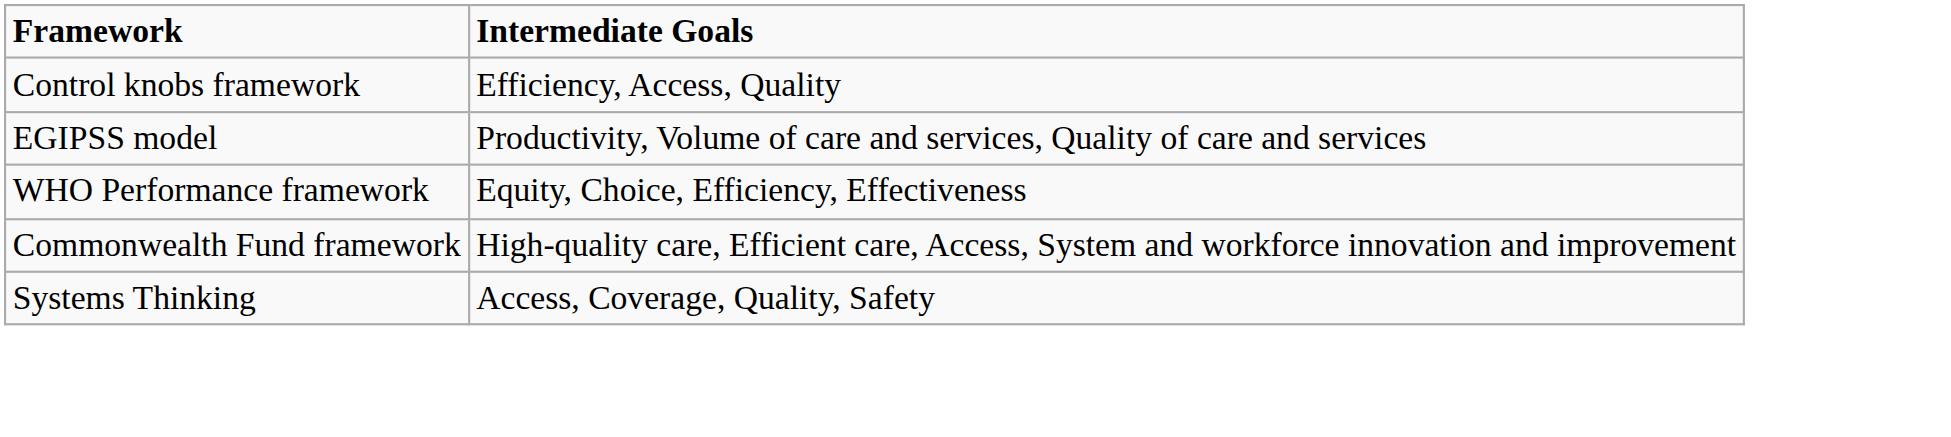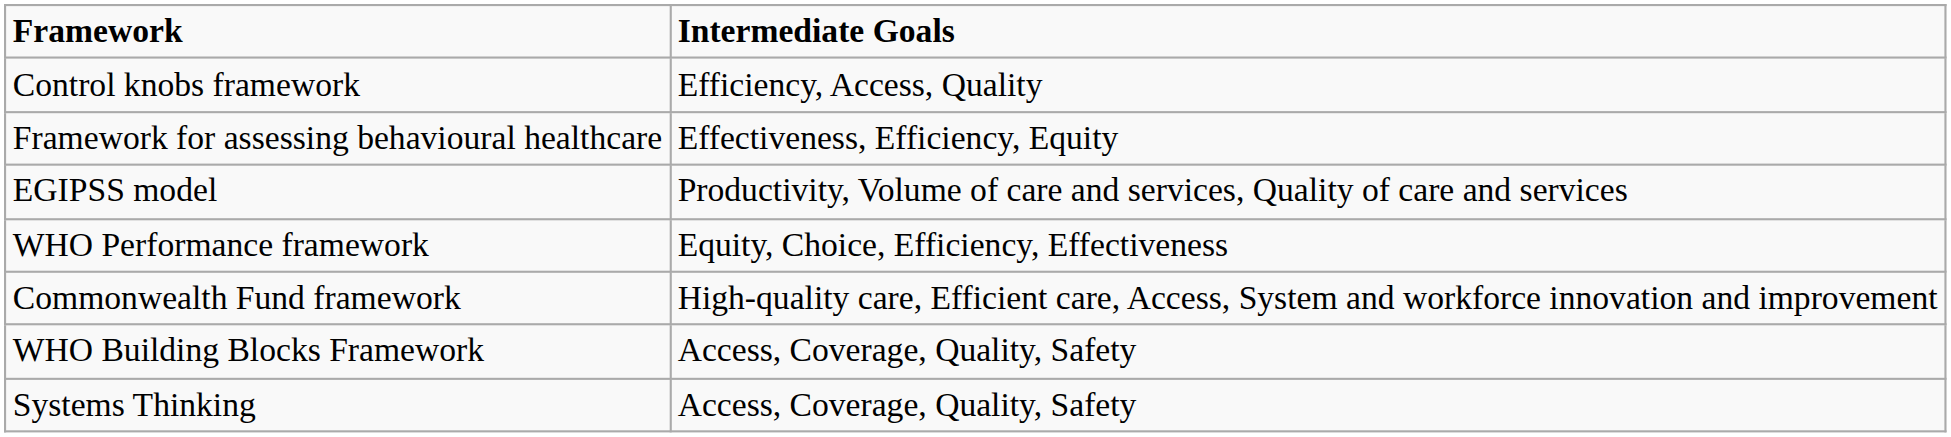+ row: (337, 137)
+ row: (248, 350)
